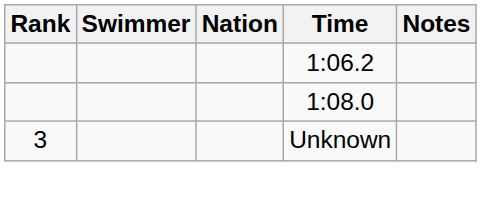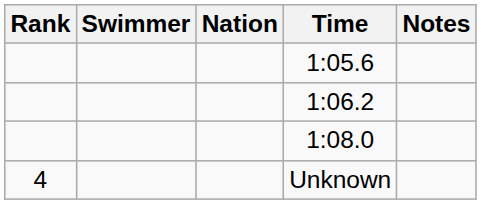+ row: (340, 62)
(40, 140) 3 -> (40, 179) 4
